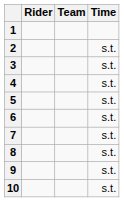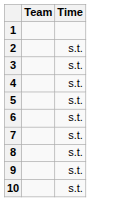- column: (38, 13)
